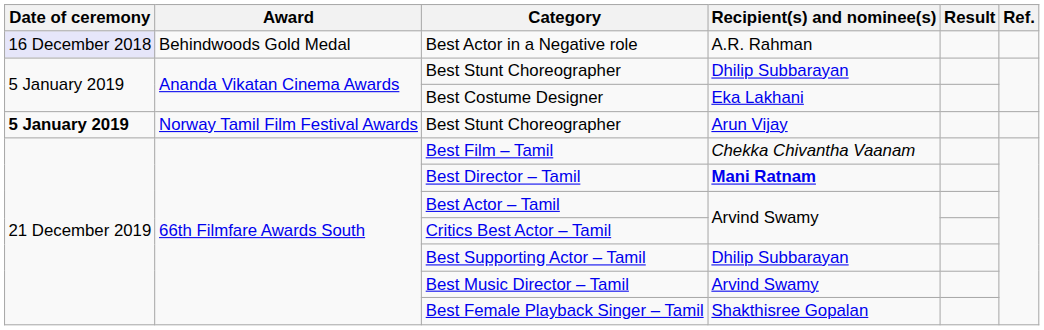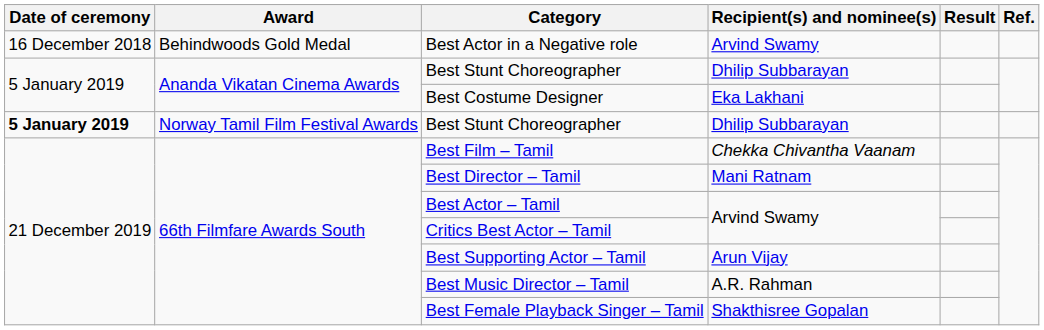(80, 44) lavender background -> (80, 44) no background
(762, 44) A.R. Rahman -> (765, 44) Arvind Swamy
(750, 124) Arun Vijay -> (780, 124) Dhilip Subbarayan
(764, 177) bold -> (761, 177) normal
(780, 257) Dhilip Subbarayan -> (750, 257) Arun Vijay
(765, 284) Arvind Swamy -> (762, 284) A.R. Rahman
